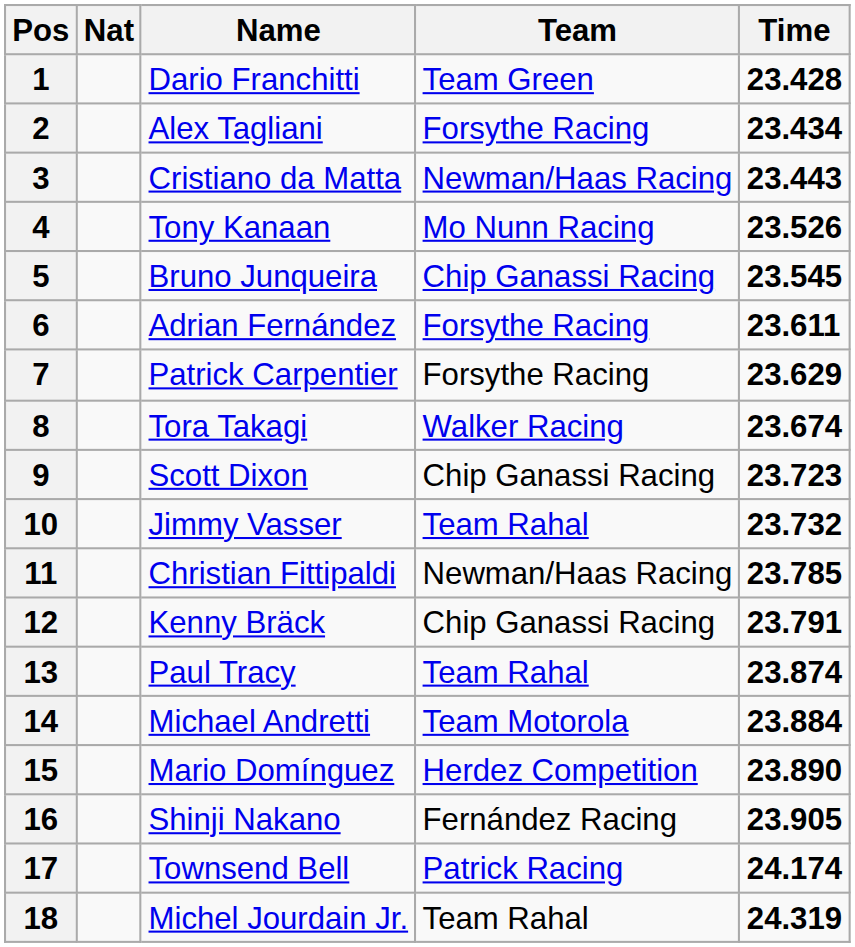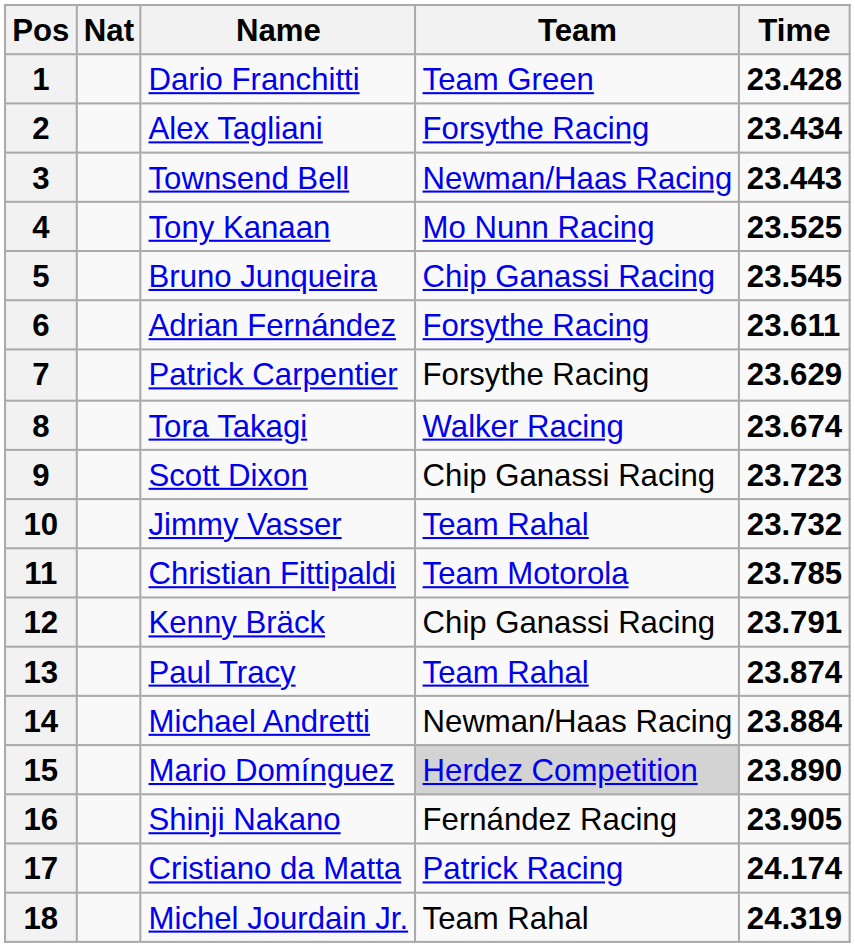(275, 178) Cristiano da Matta -> (249, 178) Townsend Bell
(794, 227) 23.526 -> (794, 227) 23.525
(577, 572) Newman/Haas Racing -> (526, 572) Team Motorola
(526, 720) Team Motorola -> (577, 720) Newman/Haas Racing
(560, 770) no background -> (560, 770) lightgrey background
(249, 868) Townsend Bell -> (275, 868) Cristiano da Matta
